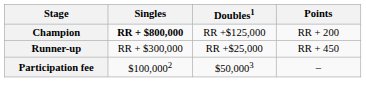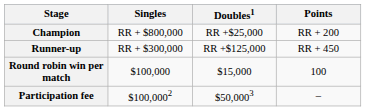(150, 32) bold -> (150, 32) normal
(234, 32) RR +$125,000 -> (234, 32) RR +$25,000
(234, 49) RR +$25,000 -> (234, 49) RR +$125,000
+ row: (56, 71)
